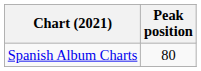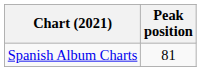(168, 54) 80 -> (168, 54) 81
